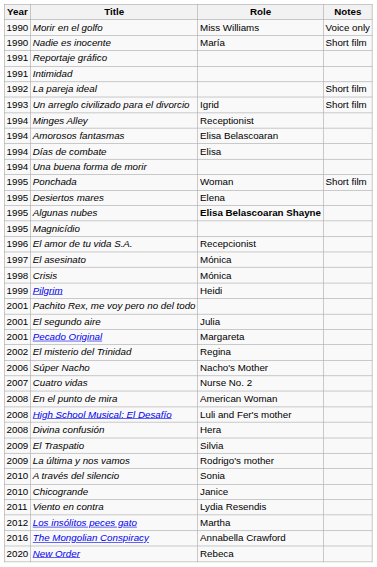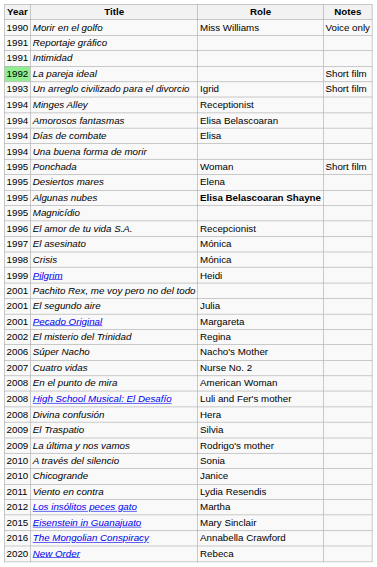- row: (72, 43)
(17, 89) no background -> (17, 74) lightgreen background
+ row: (87, 523)
